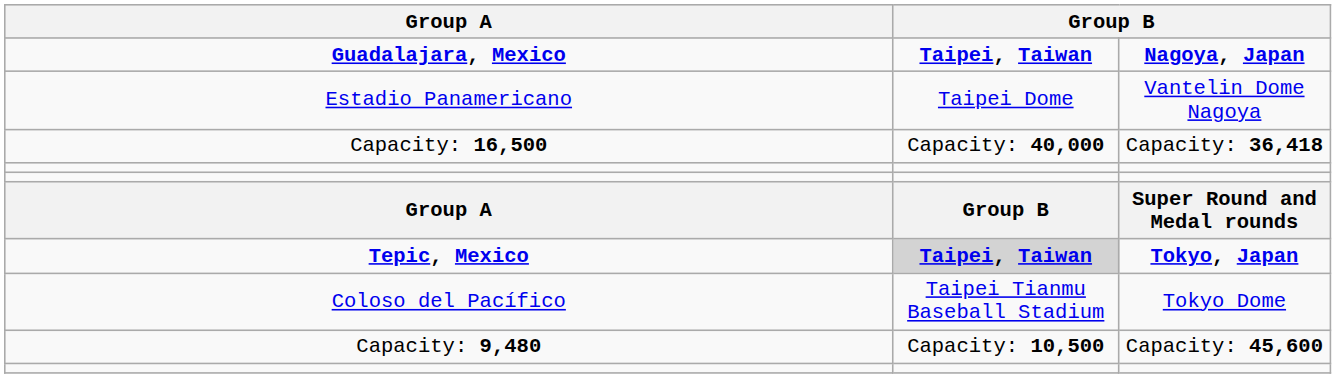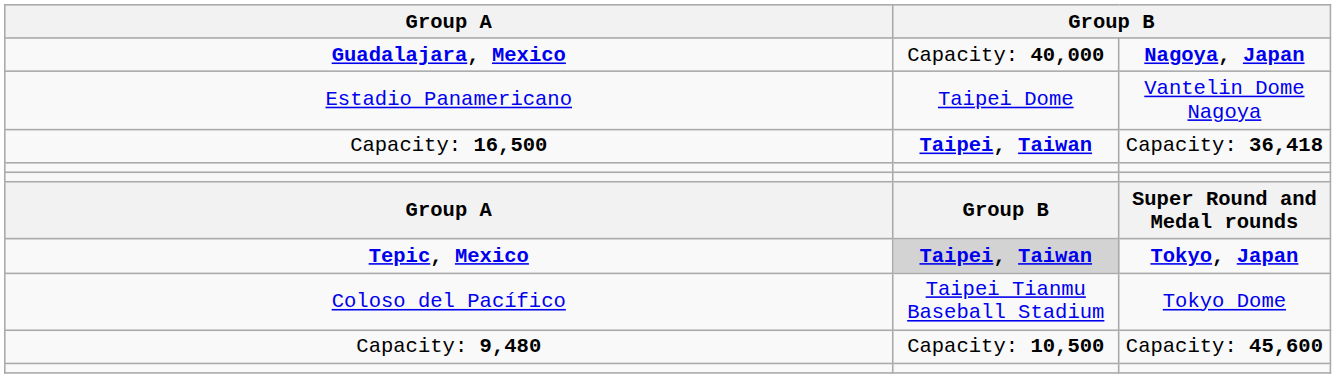(1006, 55) Taipei, Taiwan -> (1006, 55) Capacity: 40,000
(1006, 146) Capacity: 40,000 -> (1006, 146) Taipei, Taiwan
